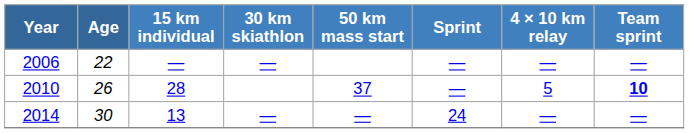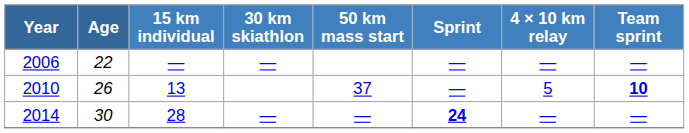(176, 89) 28 -> (176, 89) 13
(176, 115) 13 -> (176, 115) 28
(457, 115) normal -> (457, 115) bold
